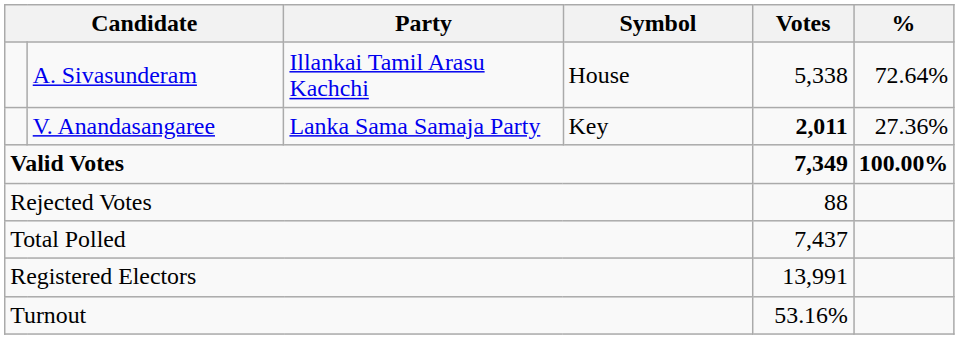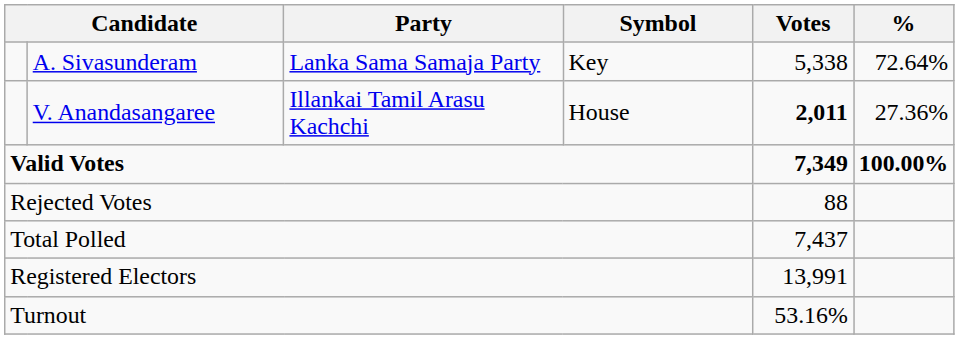(387, 74) Illankai Tamil Arasu Kachchi -> (415, 61) Lanka Sama Samaja Party
(599, 74) House -> (588, 61) Key
(415, 125) Lanka Sama Samaja Party -> (387, 112) Illankai Tamil Arasu Kachchi
(588, 125) Key -> (599, 112) House
